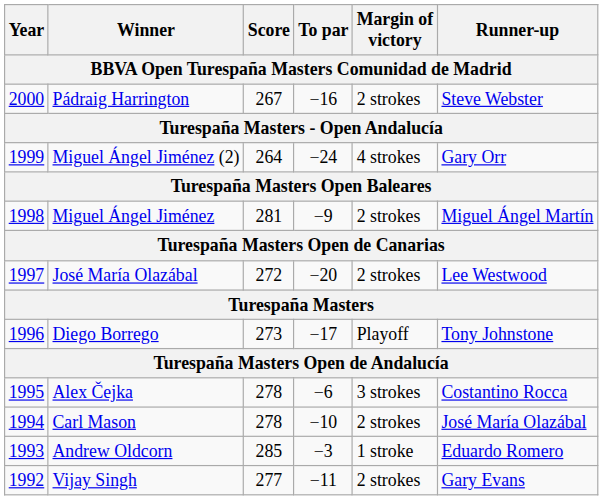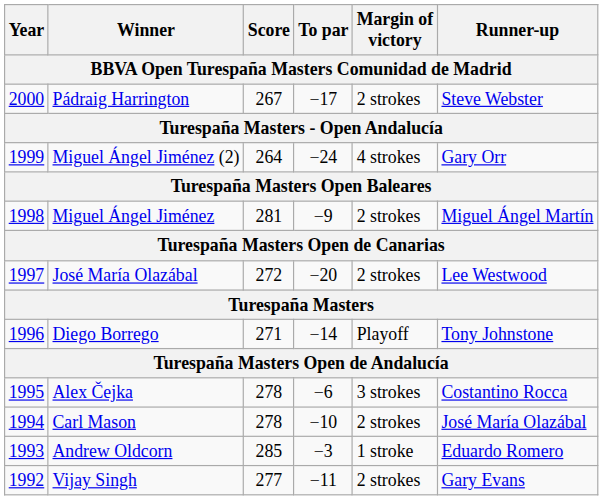(323, 99) −16 -> (323, 99) −17
(269, 333) 273 -> (269, 333) 271
(323, 333) −17 -> (323, 333) −14
